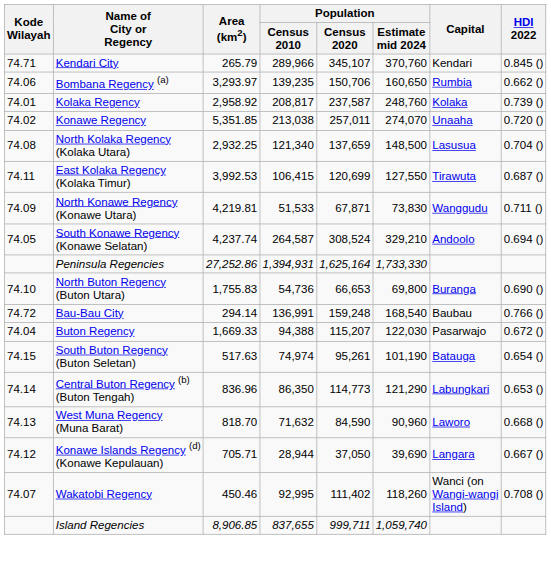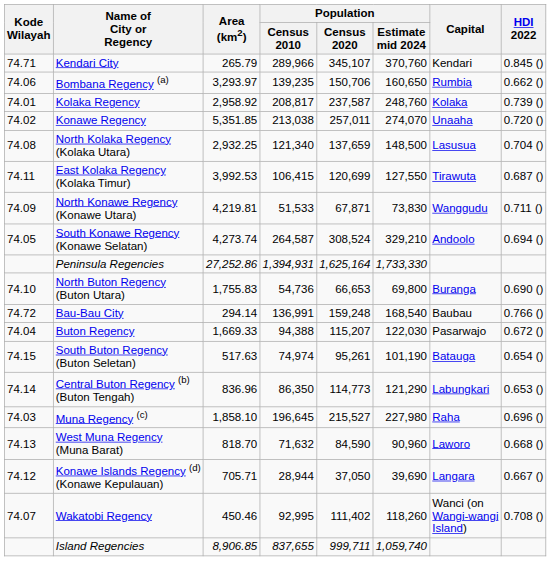(235, 239) 4,237.74 -> (235, 239) 4,273.74
+ row: (102, 417)
